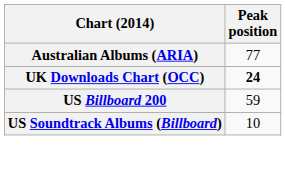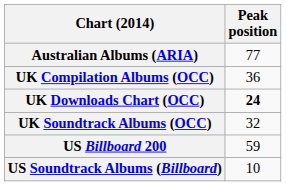+ row: (115, 77)
+ row: (115, 123)
